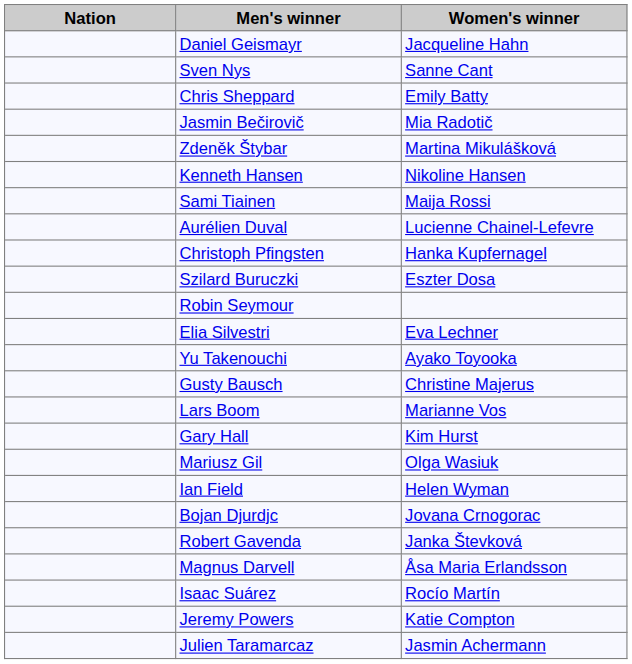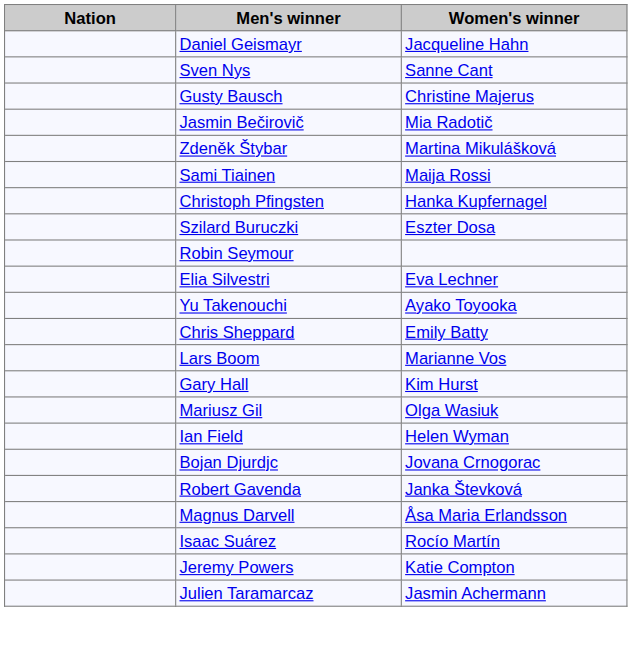rows swapped: (237, 96) <-> (231, 384)
- row: (241, 175)
- row: (233, 227)
